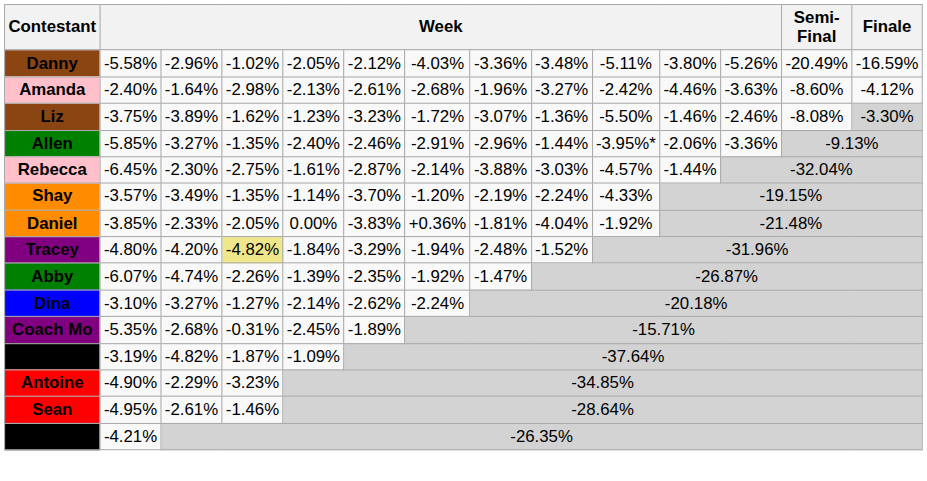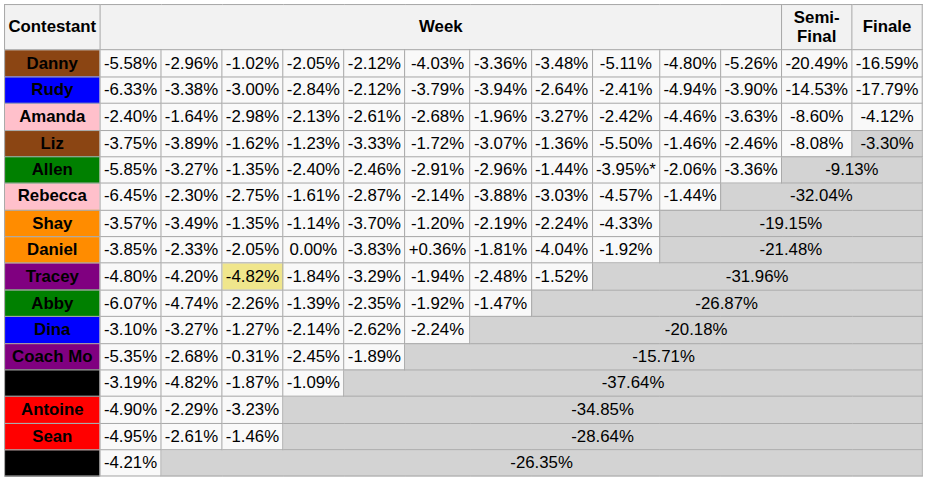(690, 63) -3.80% -> (690, 63) -4.80%
+ row: (52, 90)
(374, 116) -3.23% -> (374, 143) -3.33%
